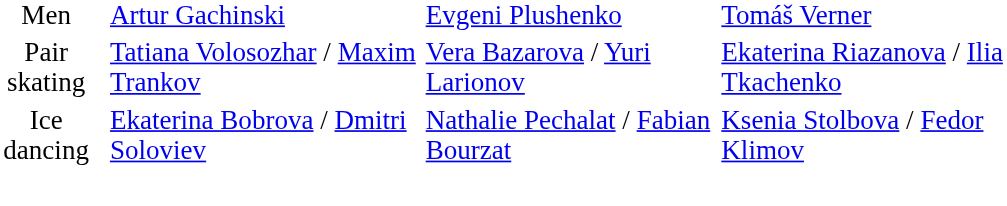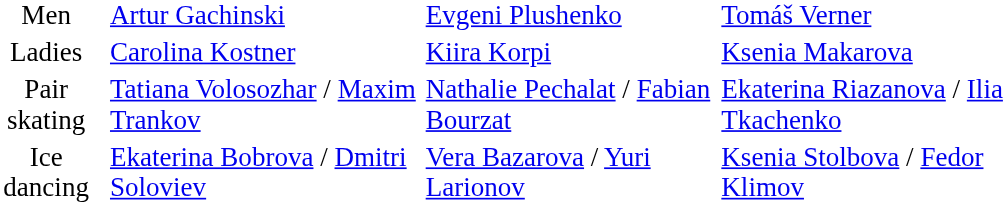+ row: (46, 52)
(538, 67) Vera Bazarova / Yuri Larionov -> (568, 104) Nathalie Pechalat / Fabian Bourzat
(568, 134) Nathalie Pechalat / Fabian Bourzat -> (538, 172) Vera Bazarova / Yuri Larionov
